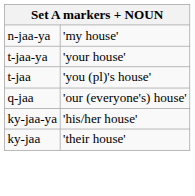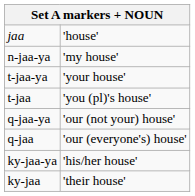+ row: (16, 35)
+ row: (29, 118)
